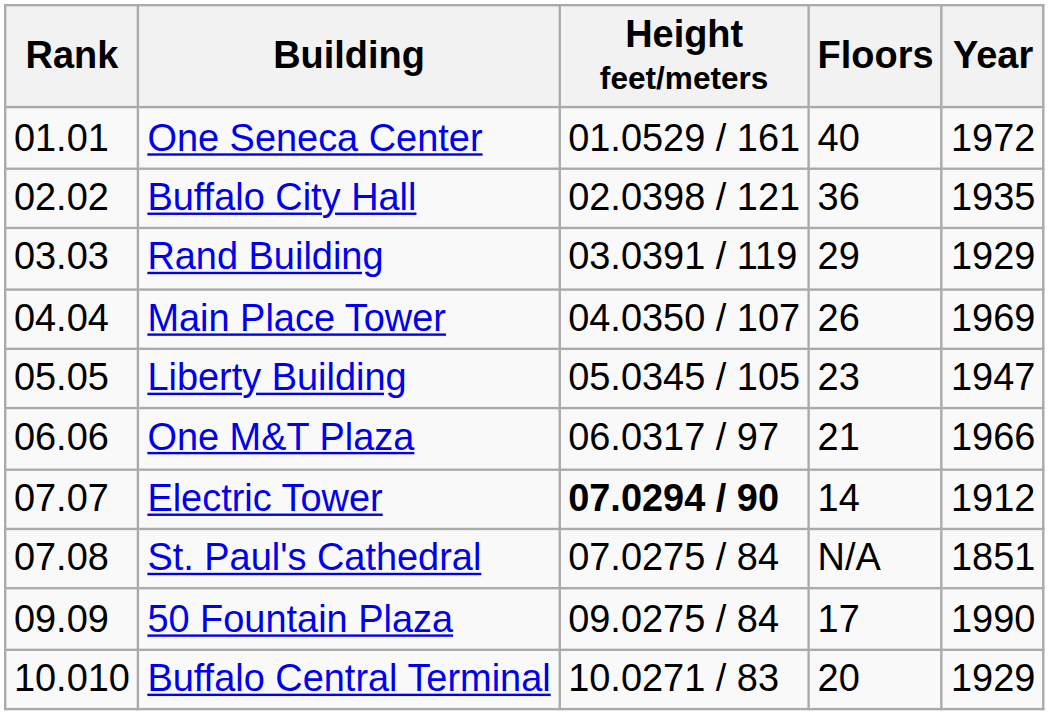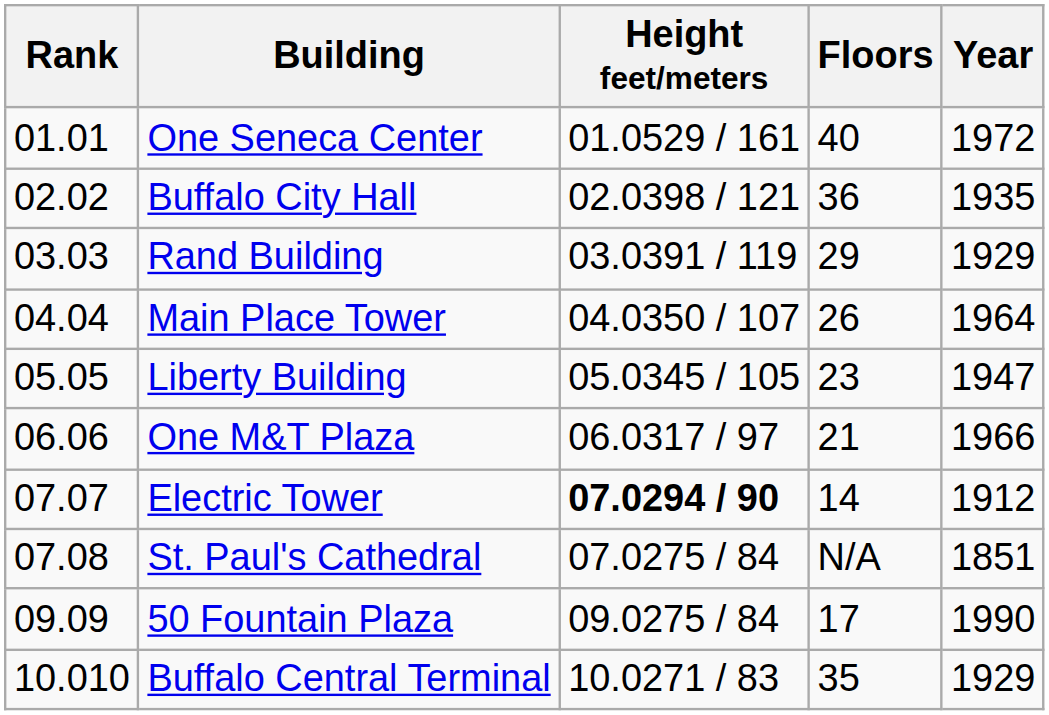(993, 317) 1969 -> (993, 317) 1964
(839, 678) 20 -> (839, 678) 35
